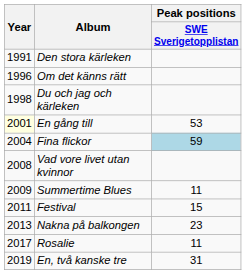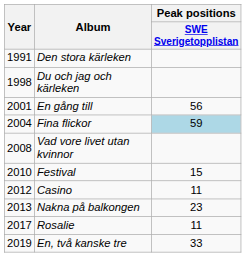- row: (82, 76)
(19, 124) lightyellow background -> (19, 106) no background
(196, 124) 53 -> (196, 106) 56
- row: (84, 190)
(19, 207) 2011 -> (19, 172) 2010
+ row: (54, 190)
(196, 261) 31 -> (196, 243) 33
